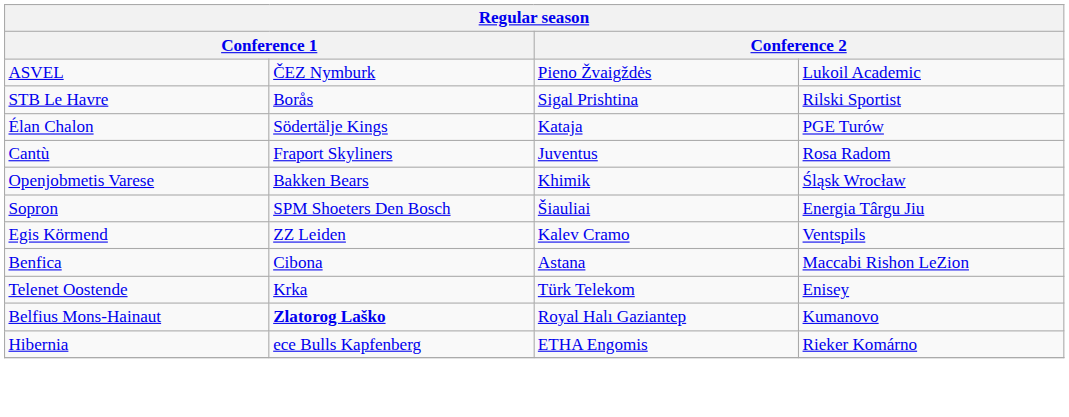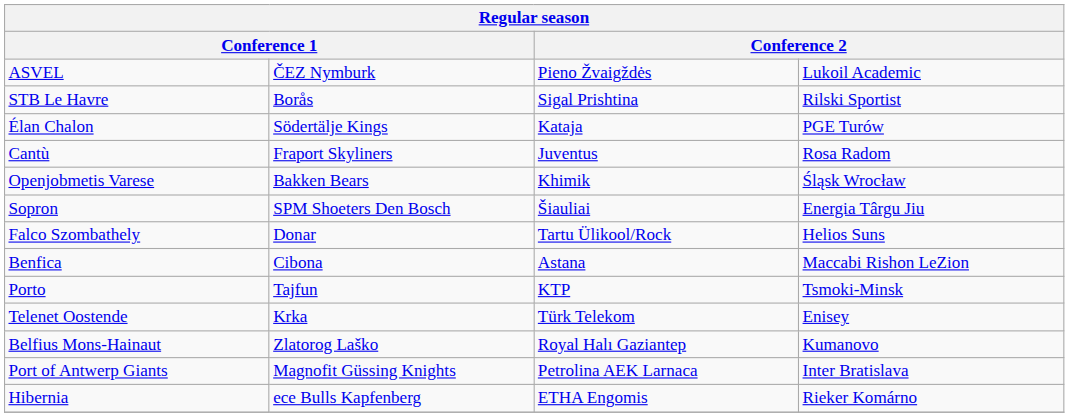+ row: (74, 235)
- row: (58, 235)
+ row: (27, 289)
(329, 316) bold -> (326, 343) normal
+ row: (88, 371)
